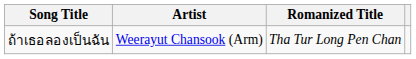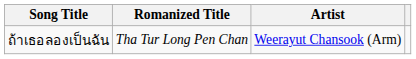columns swapped: (335, 15) <-> (189, 15)
